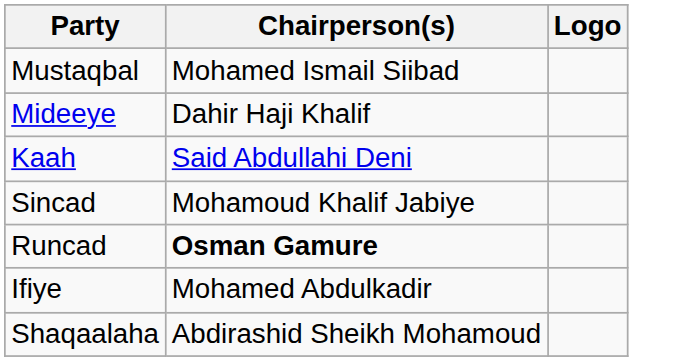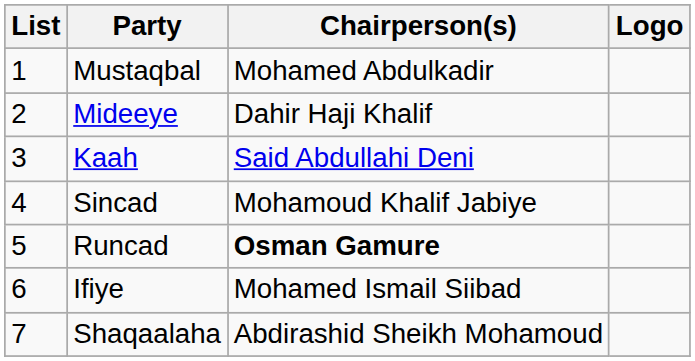+ column: (36, 26)
(316, 70) Mohamed Ismail Siibad -> (364, 70) Mohamed Abdulkadir
(302, 289) Mohamed Abdulkadir -> (378, 289) Mohamed Ismail Siibad
